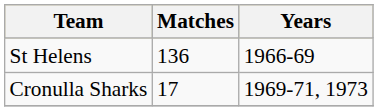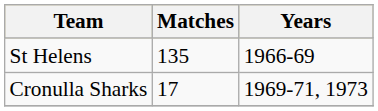(173, 55) 136 -> (173, 55) 135
